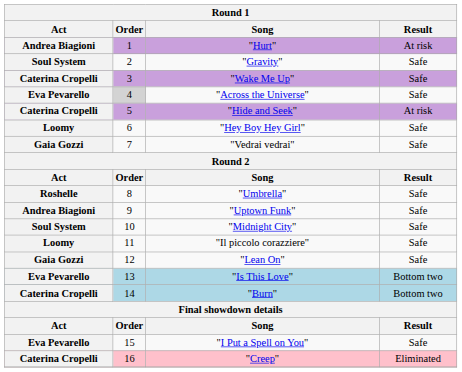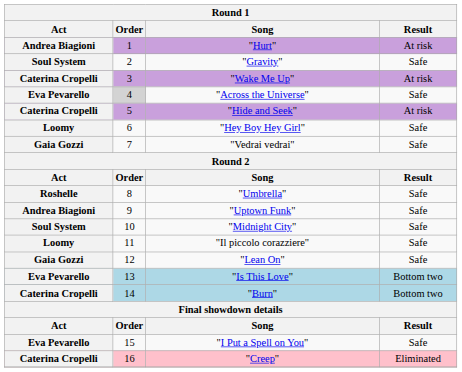(418, 78) Safe -> (418, 78) At risk
